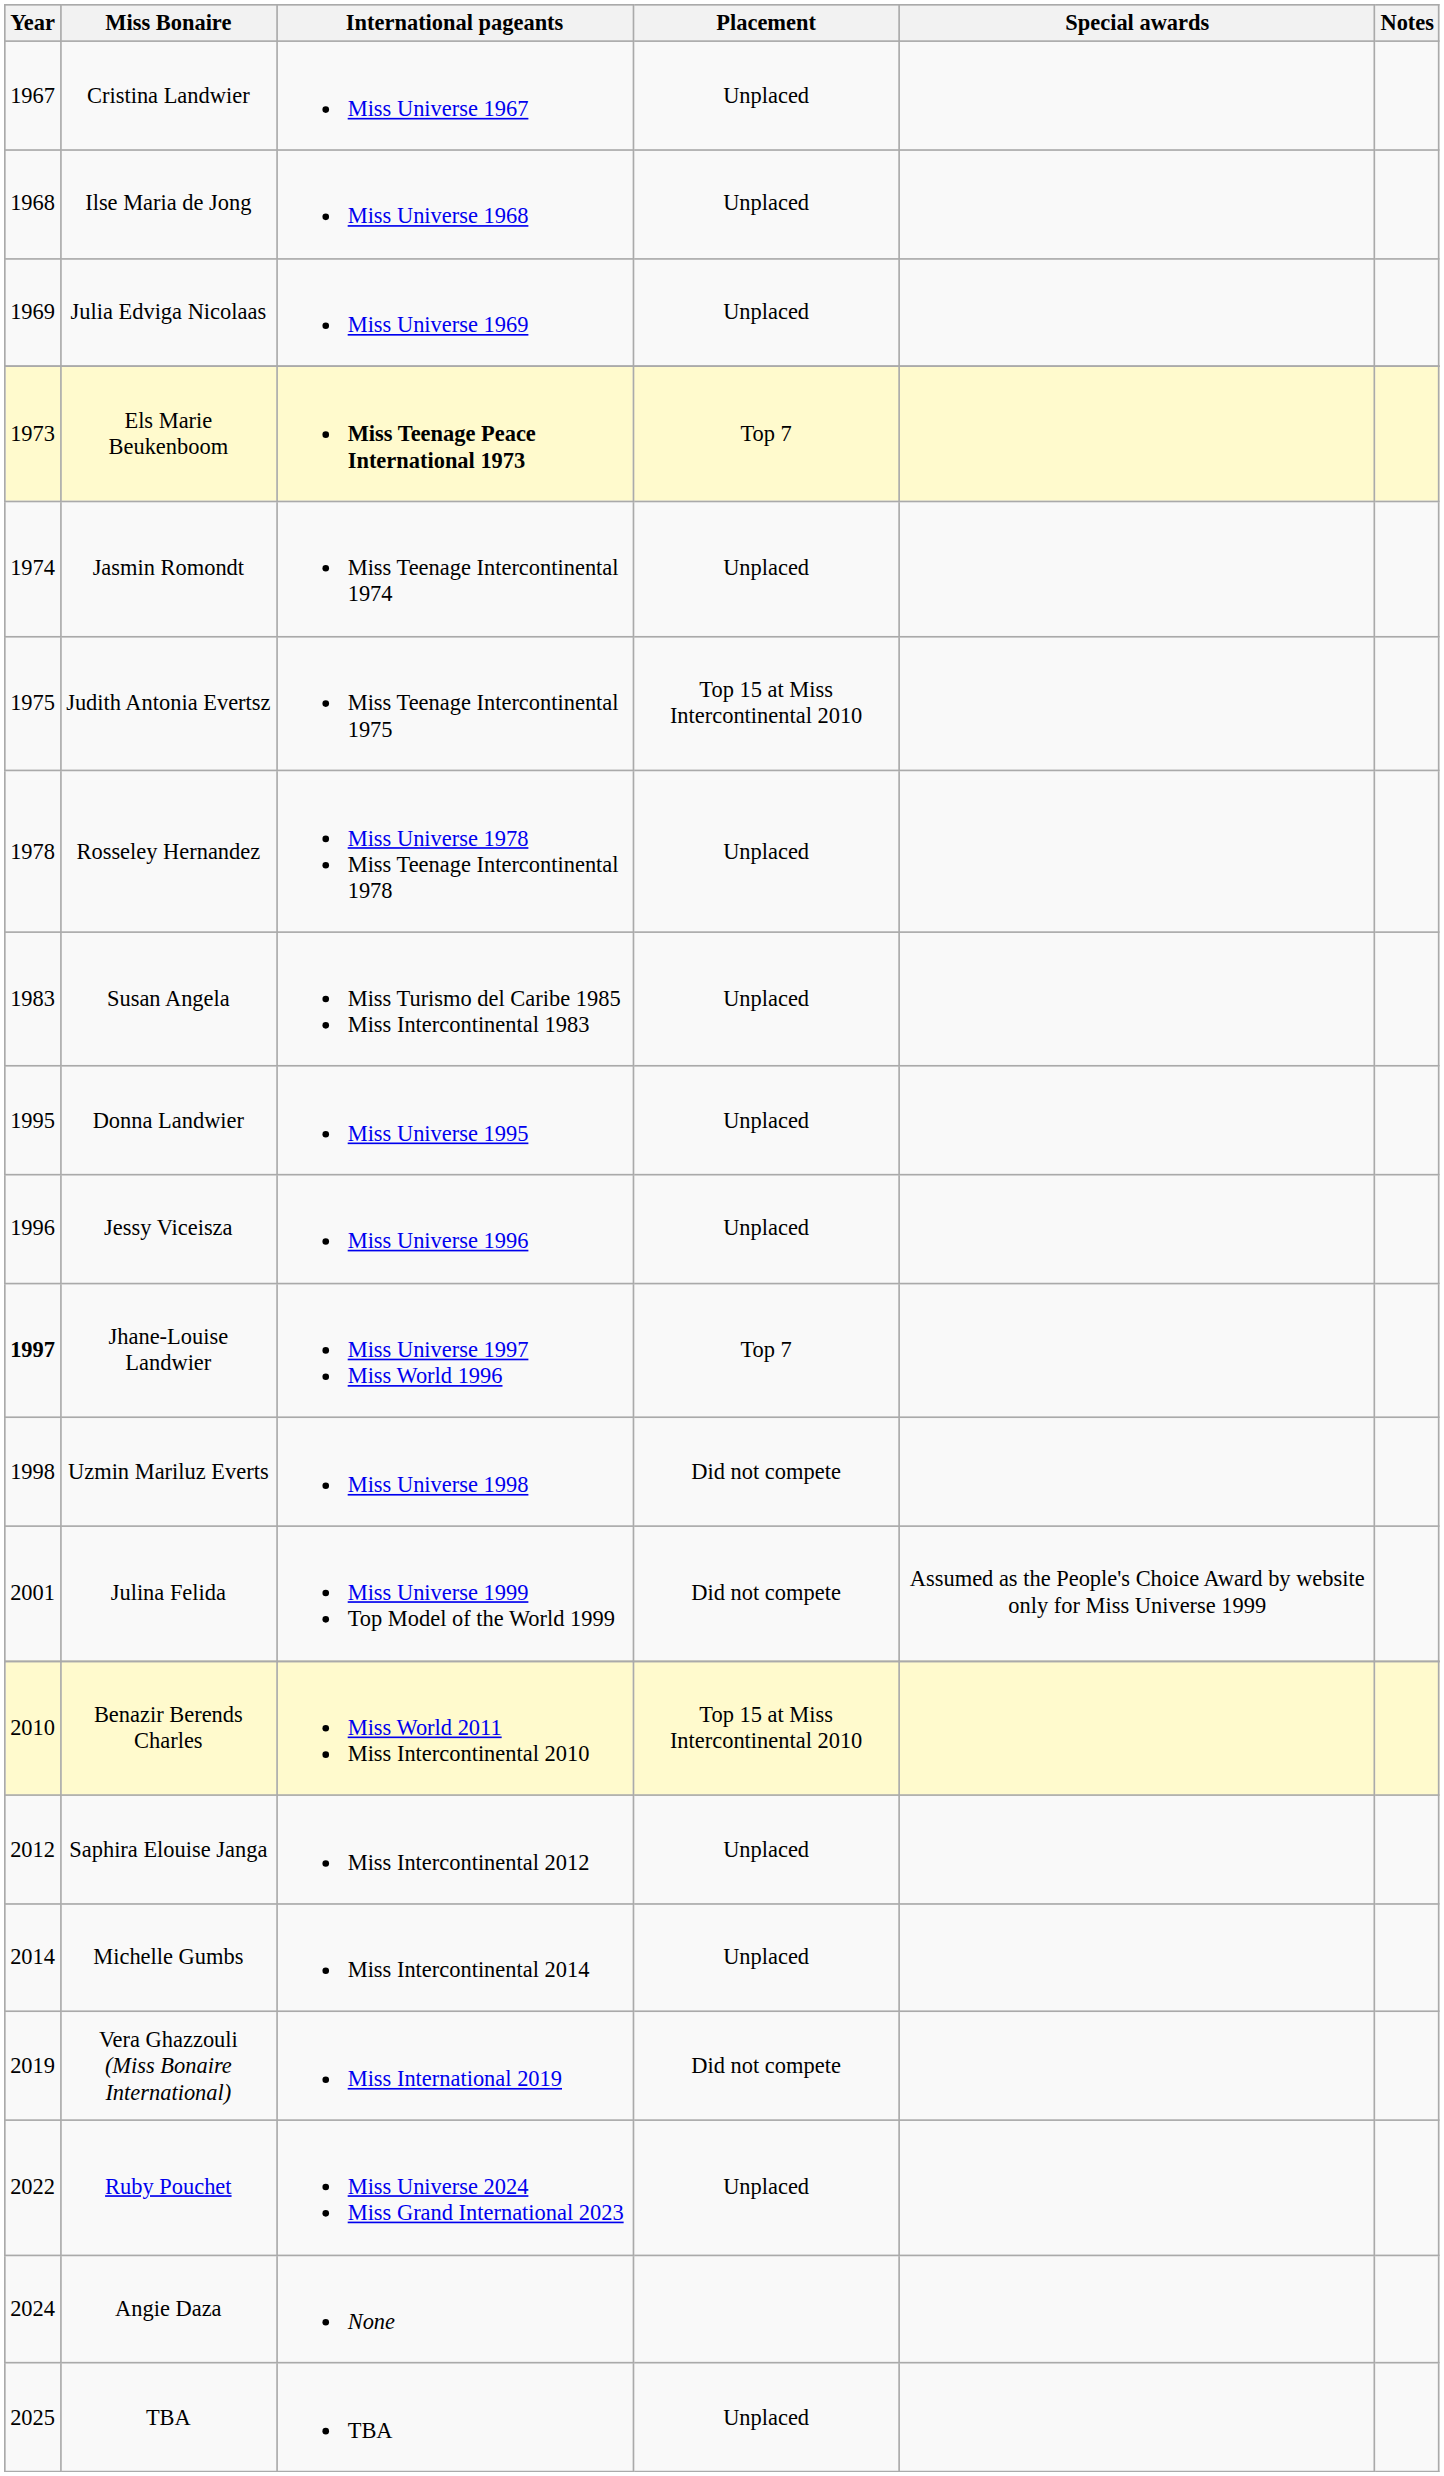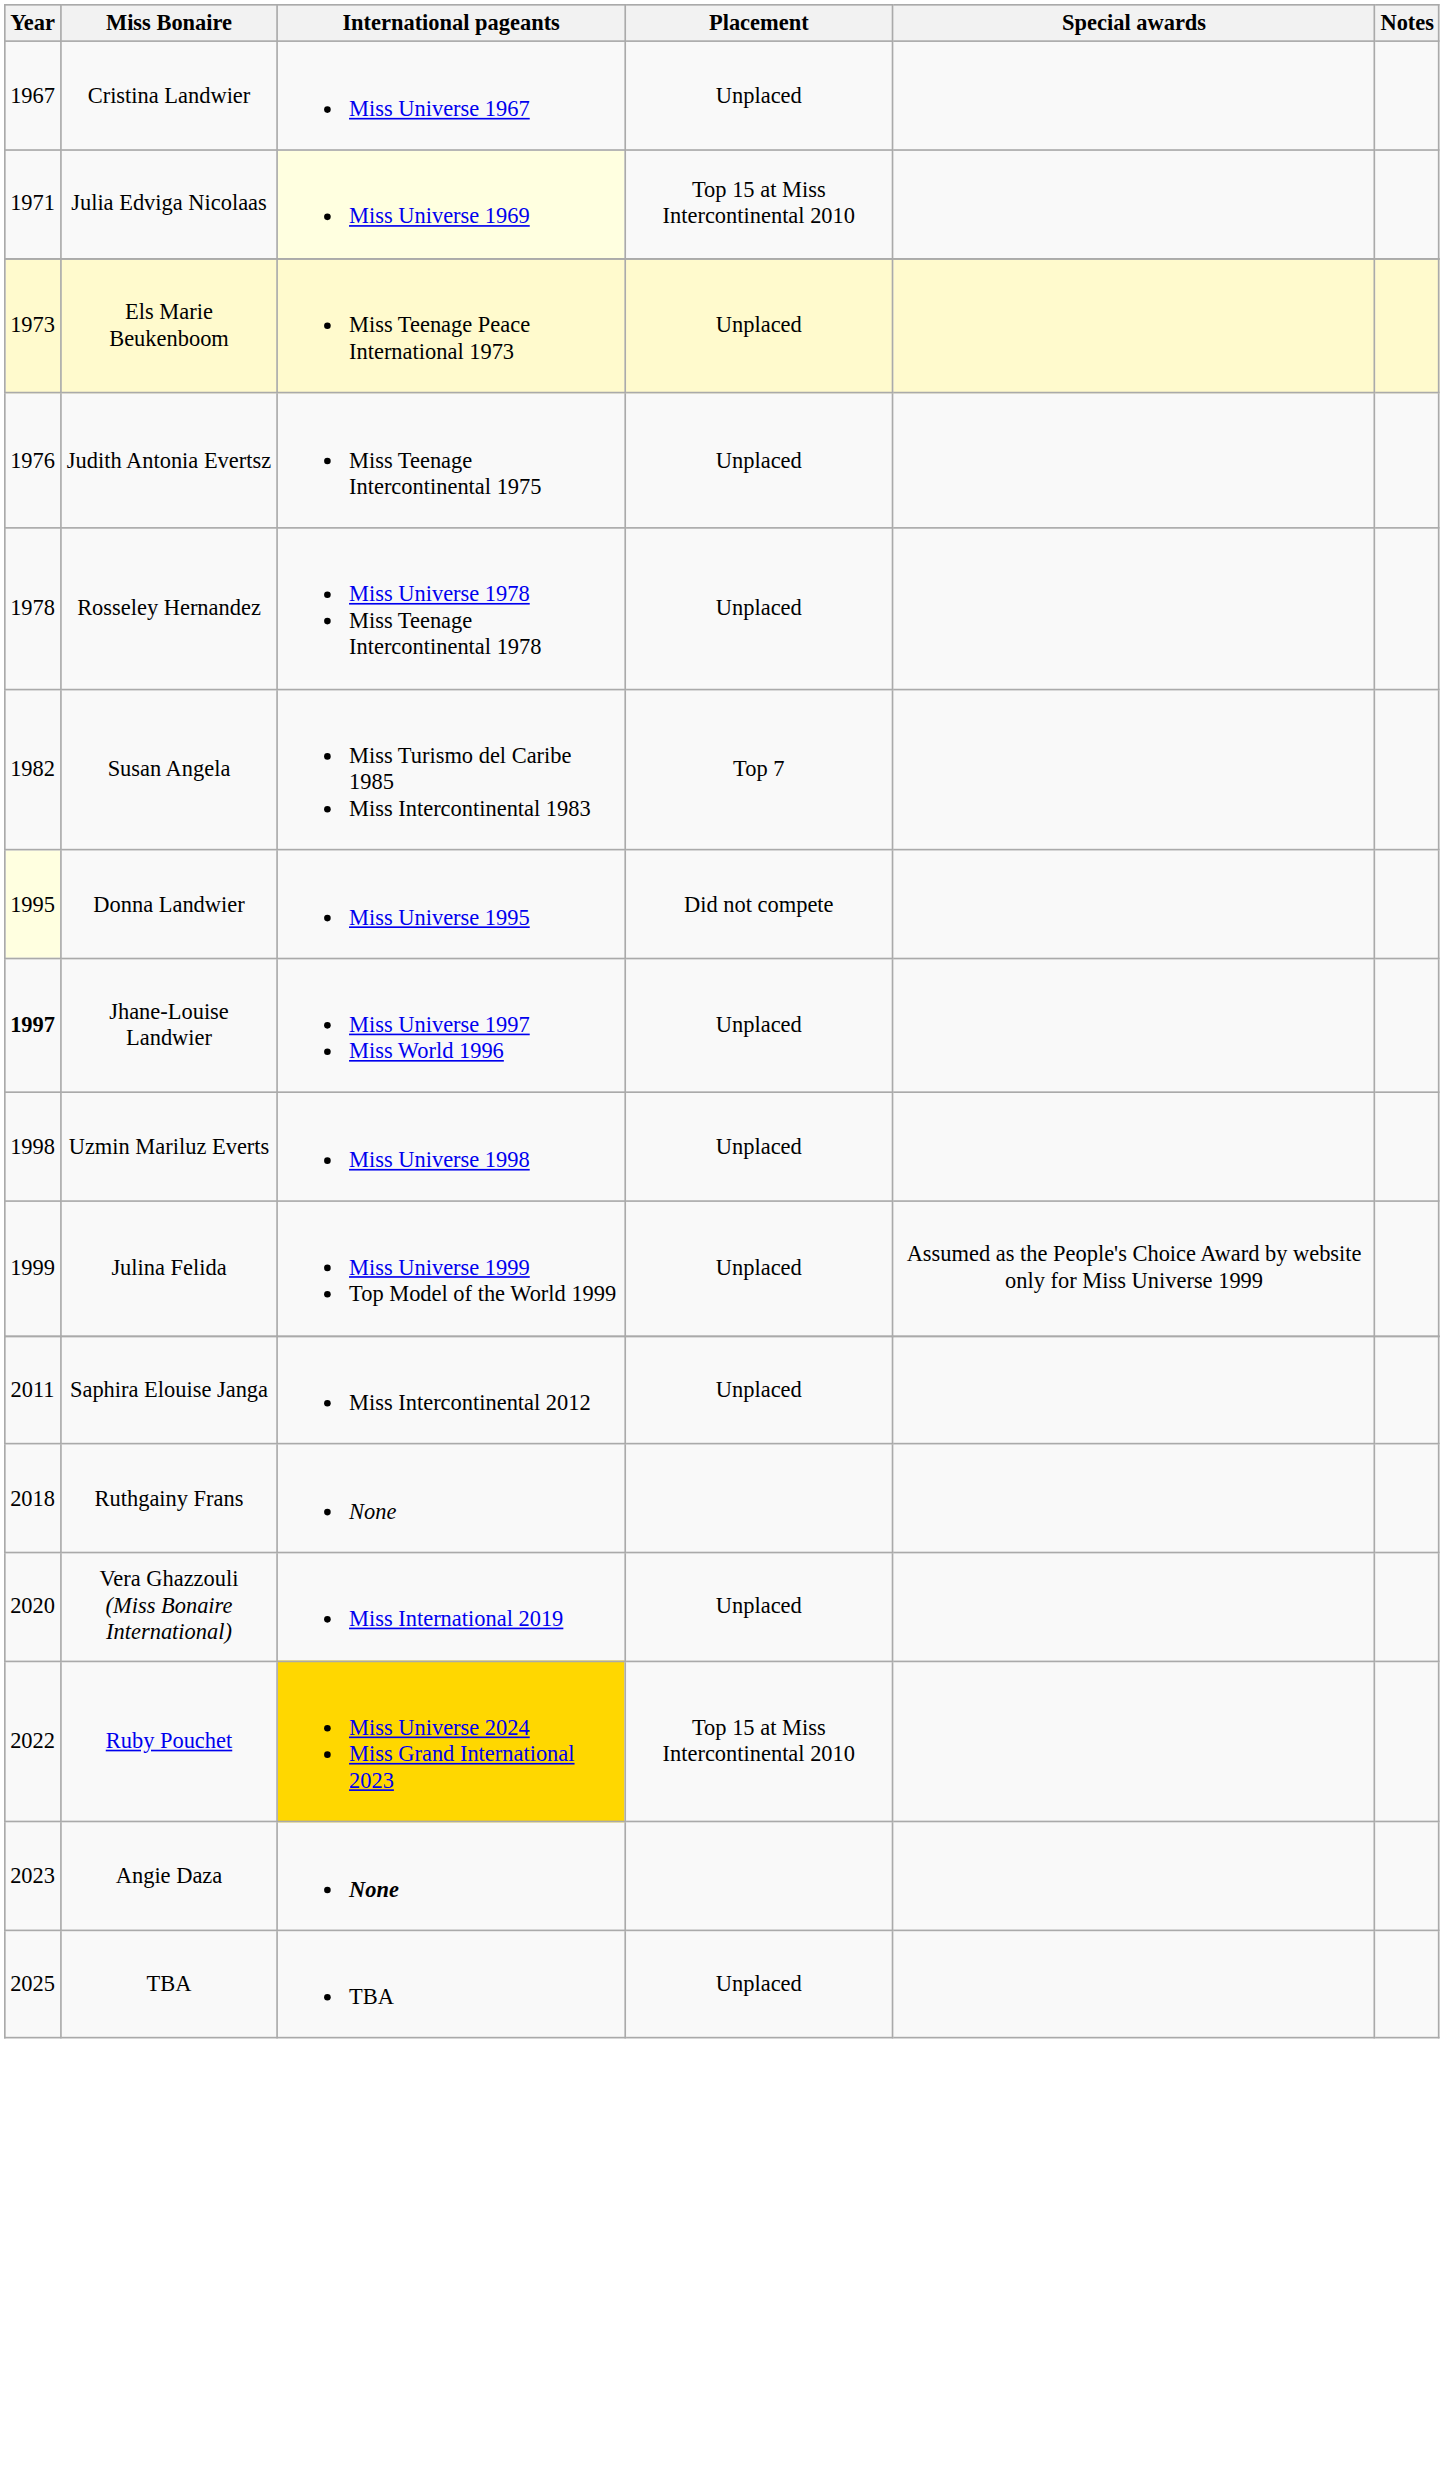- row: (168, 203)
(33, 311) 1969 -> (33, 203) 1971
(455, 325) no background -> (451, 217) lightyellow background
(766, 311) Unplaced -> (759, 203) Top 15 at Miss Intercontinental 2010
(455, 447) bold -> (451, 339) normal
(766, 433) Top 7 -> (759, 325) Unplaced
- row: (168, 567)
(33, 702) 1975 -> (33, 459) 1976
(766, 702) Top 15 at Miss Intercontinental 2010 -> (759, 459) Unplaced
(33, 998) 1983 -> (33, 768) 1982
(766, 998) Unplaced -> (759, 768) Top 7
(33, 1119) no background -> (33, 903) lightyellow background
(766, 1119) Unplaced -> (759, 903) Did not compete
- row: (168, 1228)
(766, 1349) Top 7 -> (759, 1024) Unplaced
(766, 1471) Did not compete -> (759, 1146) Unplaced
(33, 1592) 2001 -> (33, 1267) 1999
(766, 1592) Did not compete -> (759, 1267) Unplaced
- row: (168, 1727)
(33, 1848) 2012 -> (33, 1389) 2011
- row: (168, 1957)
+ row: (169, 1497)
(33, 2065) 2019 -> (33, 1605) 2020
(766, 2065) Did not compete -> (759, 1605) Unplaced
(455, 2200) no background -> (451, 1754) gold background
(766, 2186) Unplaced -> (759, 1740) Top 15 at Miss Intercontinental 2010
(33, 2308) 2024 -> (33, 1875) 2023
(455, 2322) normal -> (451, 1889) bold
